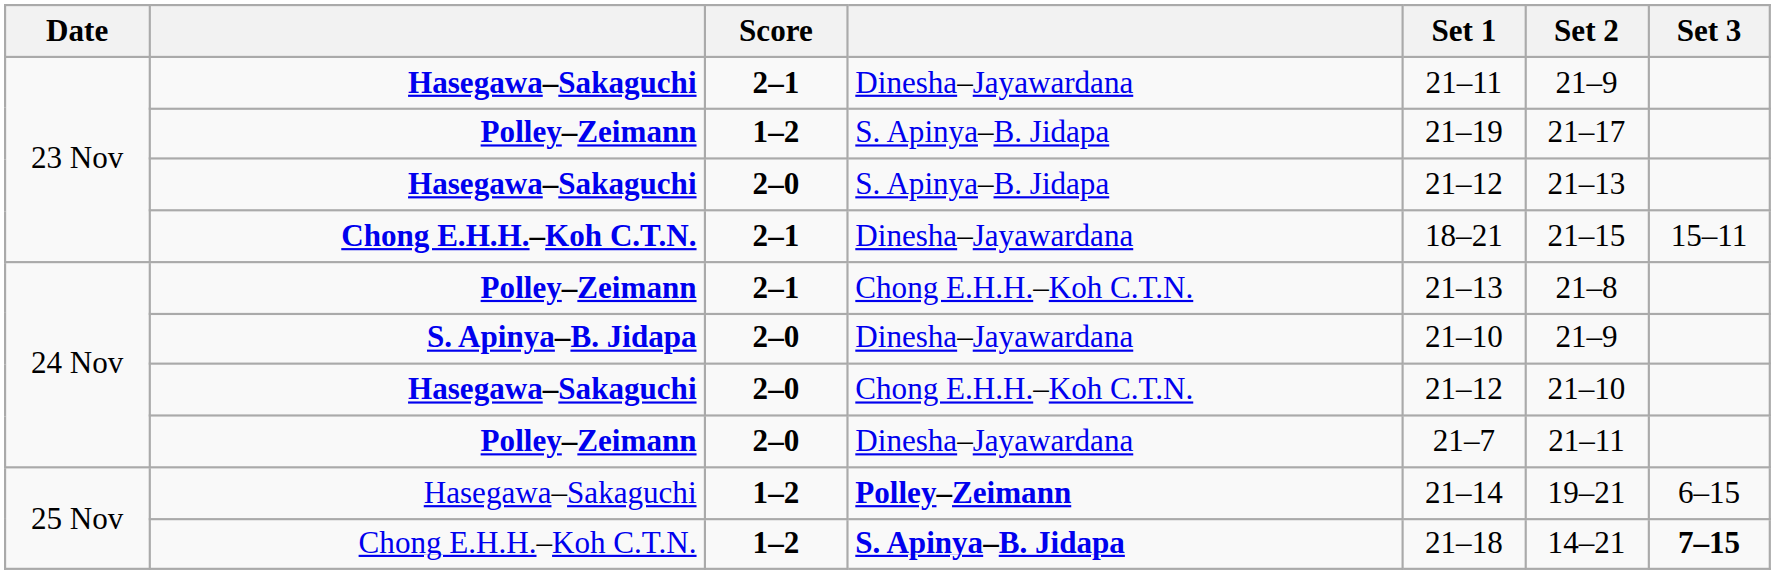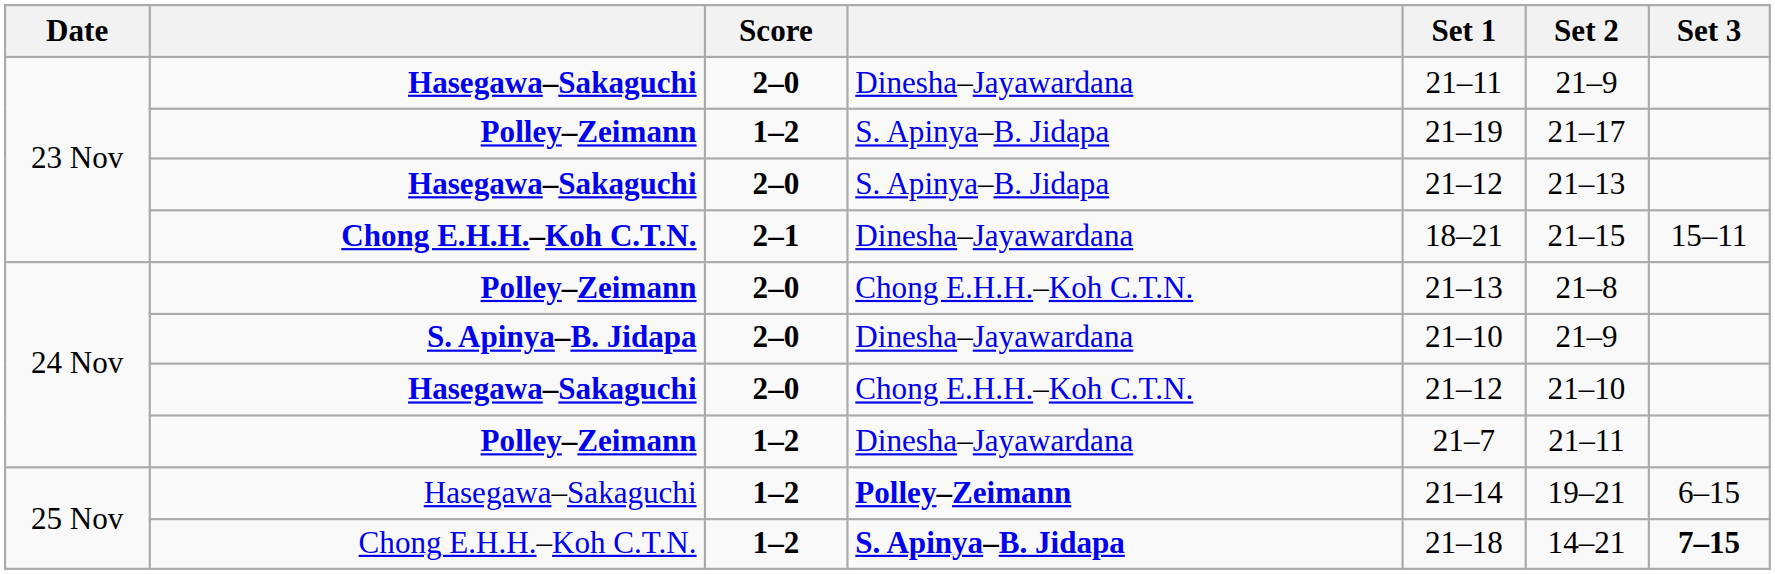(776, 81) 2–1 -> (776, 81) 2–0
(776, 287) 2–1 -> (776, 287) 2–0
(776, 440) 2–0 -> (776, 440) 1–2
